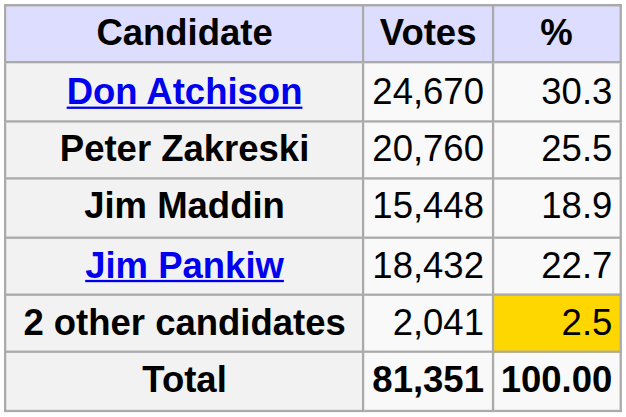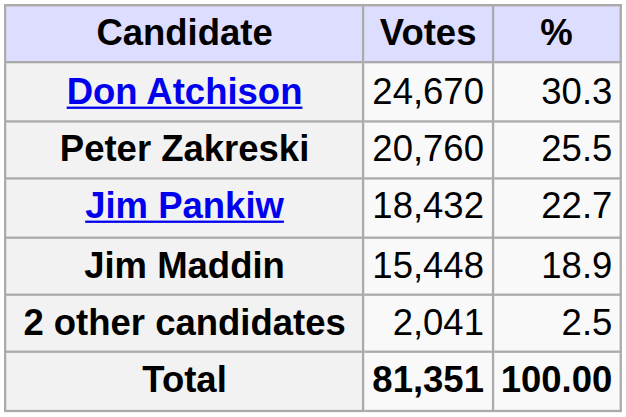rows swapped: (185, 264) <-> (185, 206)
(587, 322) gold background -> (587, 322) no background
